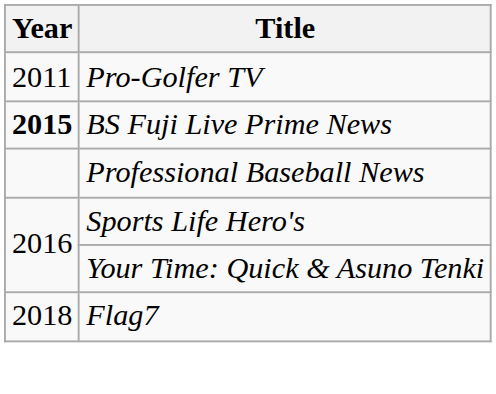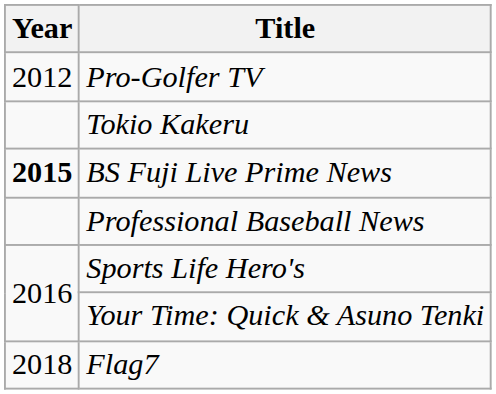(42, 76) 2011 -> (42, 76) 2012
+ row: (168, 124)
